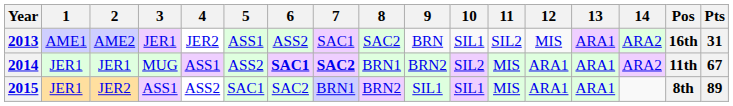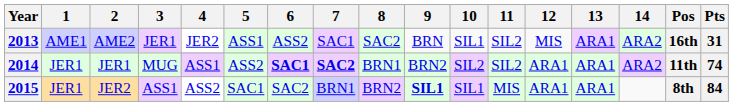(507, 64) MIS -> (507, 64) SIL2
(715, 64) 67 -> (715, 64) 74
(428, 88) normal -> (428, 88) bold
(715, 88) 89 -> (715, 88) 84
